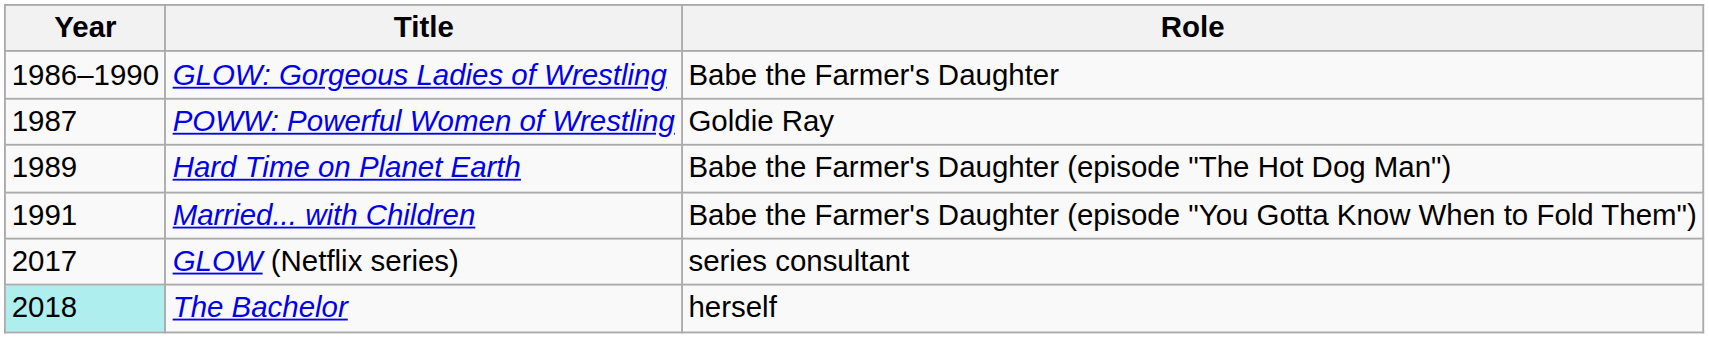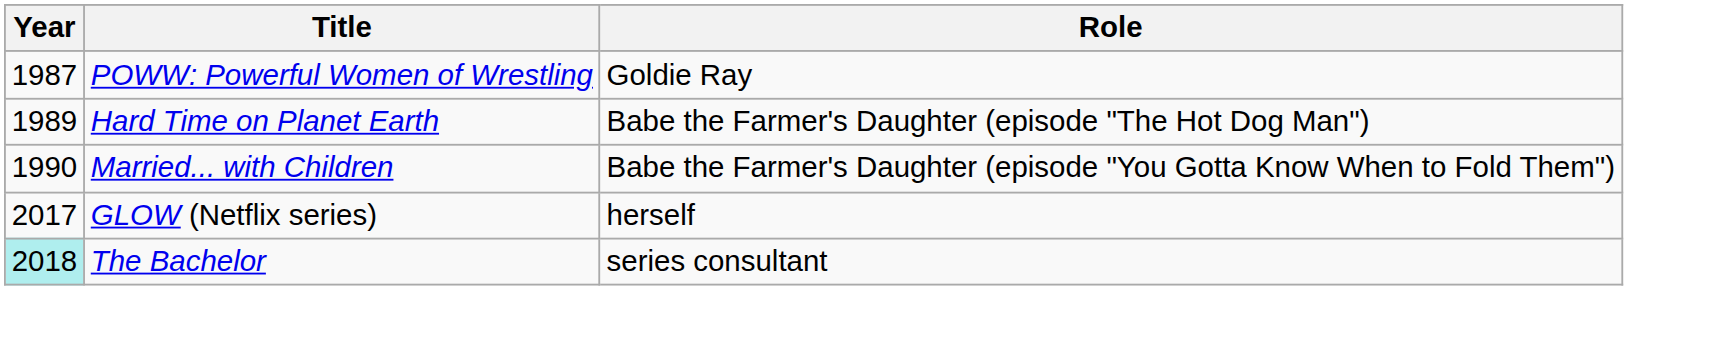- row: (420, 74)
(44, 214) 1991 -> (44, 167) 1990
(799, 261) series consultant -> (651, 214) herself
(733, 307) herself -> (717, 261) series consultant
